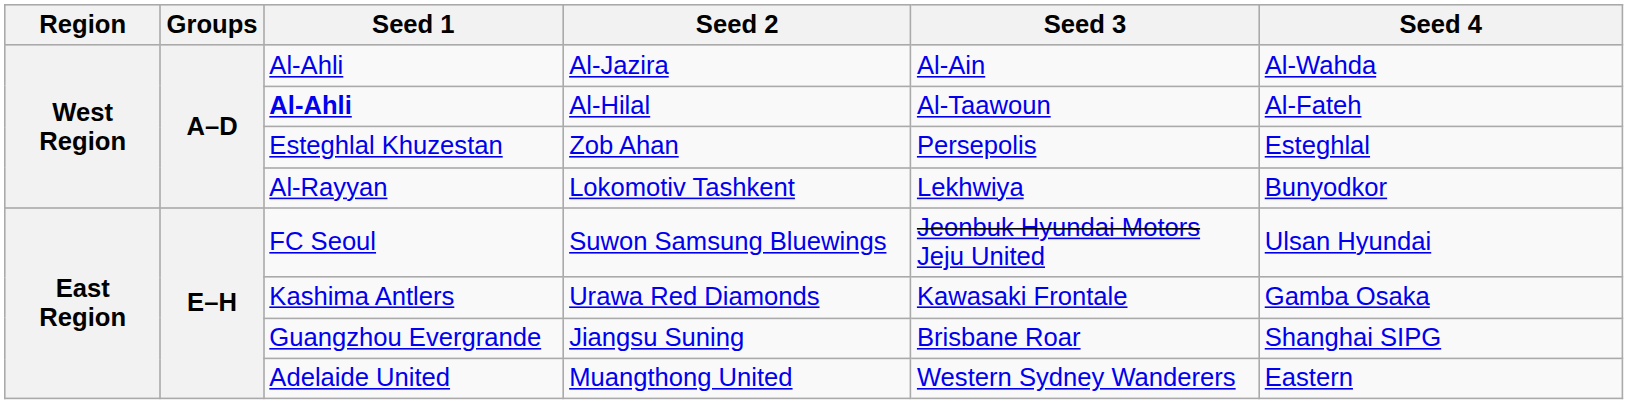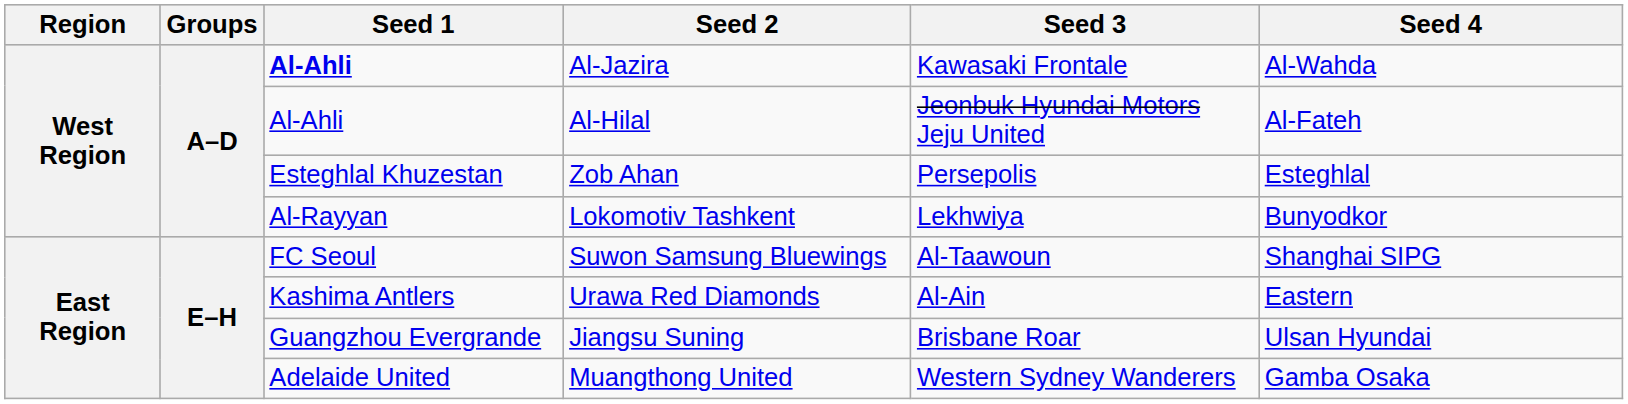(306, 65) normal -> (311, 65) bold
(951, 65) Al-Ain -> (1022, 65) Kawasaki Frontale
(311, 106) bold -> (306, 120) normal
(984, 106) Al-Taawoun -> (1059, 120) Jeonbuk Hyundai Motors Jeju United
(1059, 242) Jeonbuk Hyundai Motors Jeju United -> (984, 256) Al-Taawoun
(1348, 242) Ulsan Hyundai -> (1353, 256) Shanghai SIPG
(1022, 297) Kawasaki Frontale -> (951, 297) Al-Ain
(1347, 297) Gamba Osaka -> (1309, 297) Eastern
(1353, 337) Shanghai SIPG -> (1348, 337) Ulsan Hyundai
(1309, 378) Eastern -> (1347, 378) Gamba Osaka
